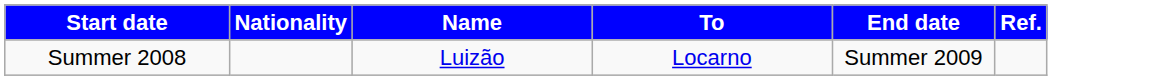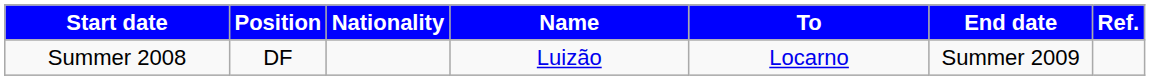+ column: (278, 23)
